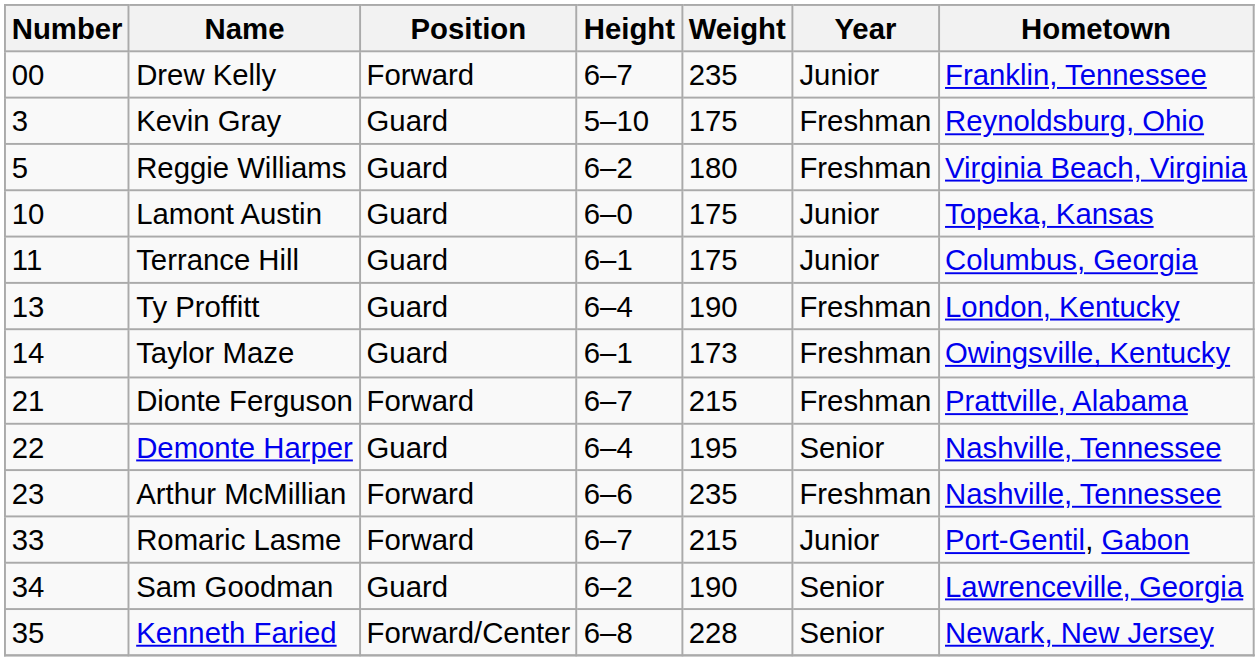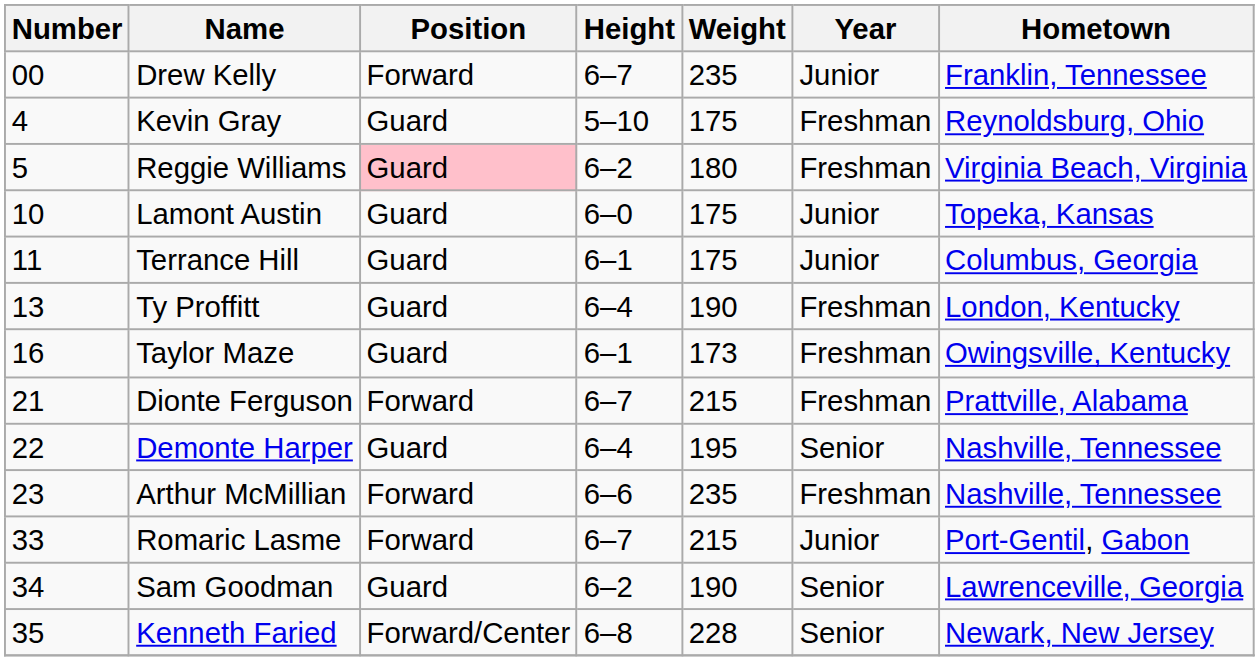(20, 121) 3 -> (20, 121) 4
(407, 168) no background -> (407, 168) pink background
(28, 353) 14 -> (28, 353) 16
